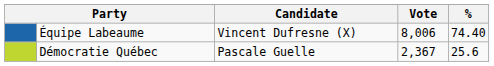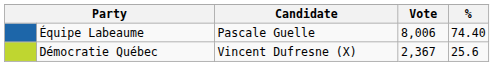(287, 33) Vincent Dufresne (X) -> (266, 33) Pascale Guelle
(266, 52) Pascale Guelle -> (287, 52) Vincent Dufresne (X)
